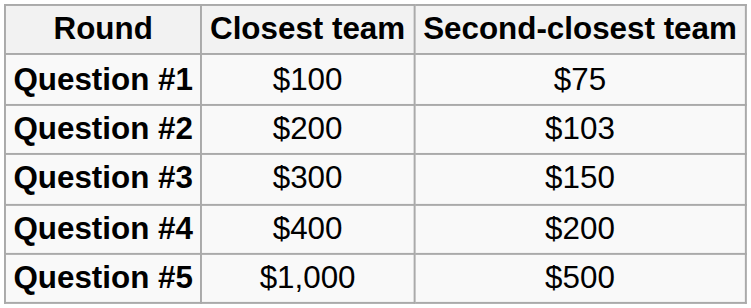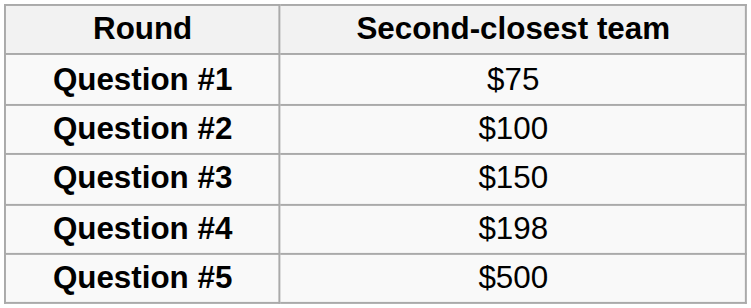- column: (308, 29)
(580, 128) $103 -> (513, 128) $100
(580, 228) $200 -> (513, 228) $198
